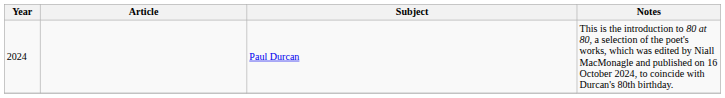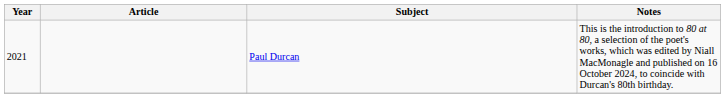(17, 56) 2024 -> (17, 56) 2021
